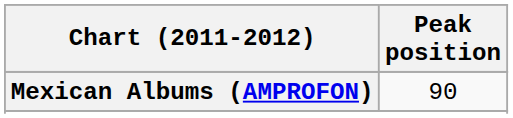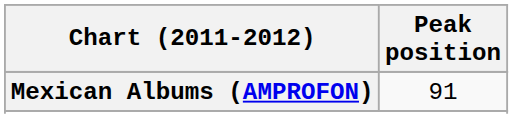(443, 92) 90 -> (443, 92) 91
